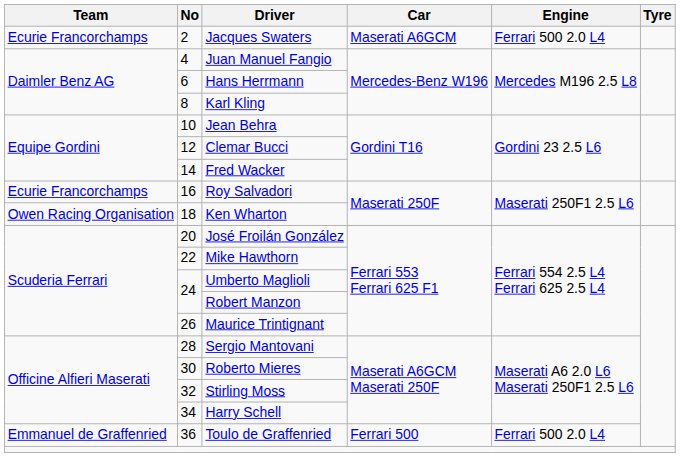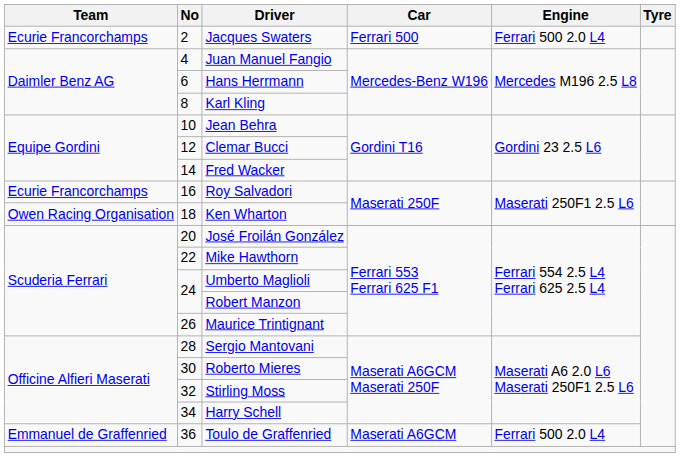(403, 37) Maserati A6GCM -> (384, 37) Ferrari 500
(384, 434) Ferrari 500 -> (403, 434) Maserati A6GCM
